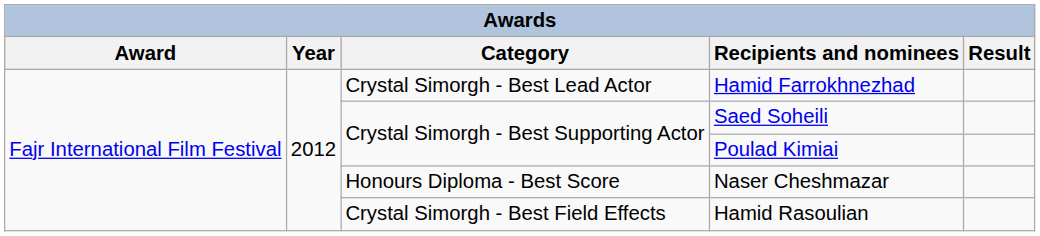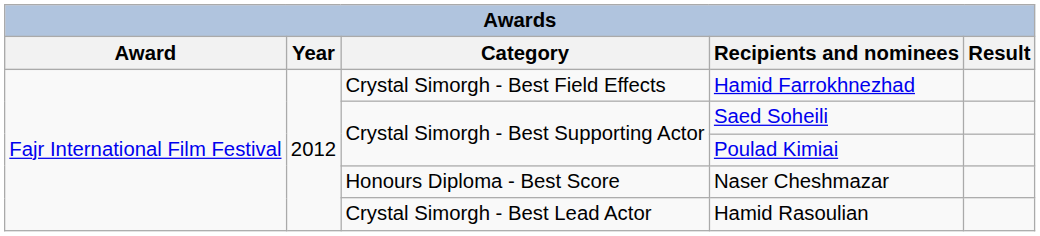(498, 85) Crystal Simorgh - Best Lead Actor -> (506, 85) Crystal Simorgh - Best Field Effects
(506, 213) Crystal Simorgh - Best Field Effects -> (498, 213) Crystal Simorgh - Best Lead Actor
